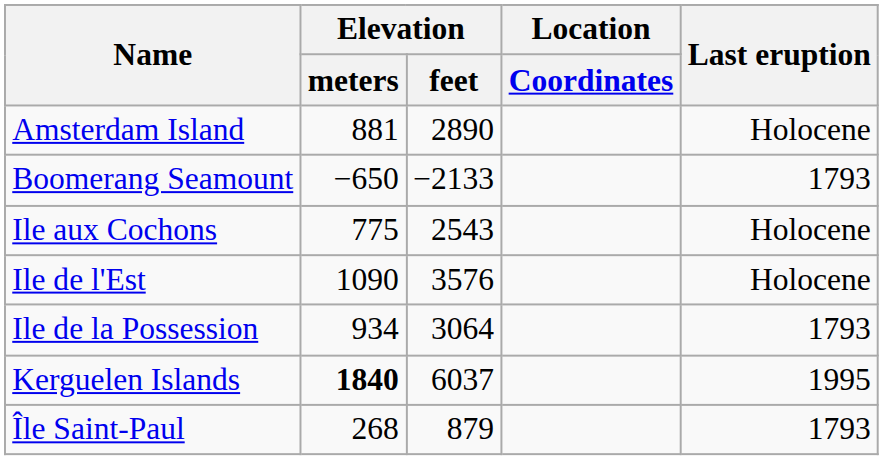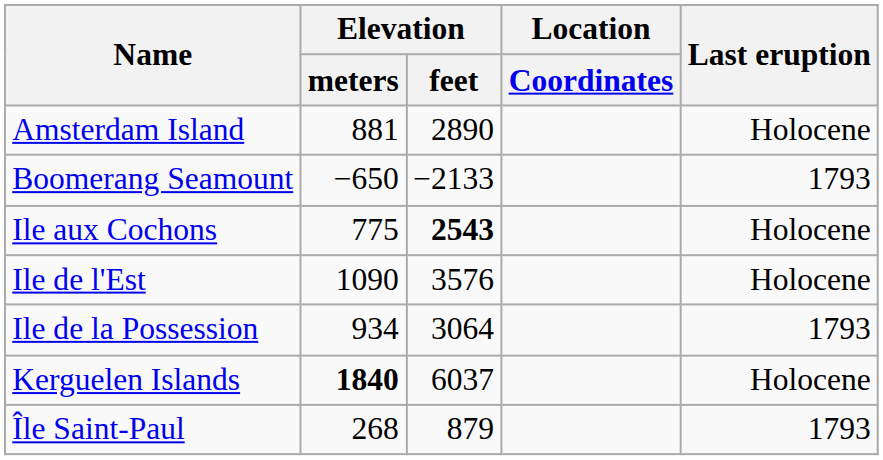(463, 229) normal -> (463, 229) bold
(839, 379) 1995 -> (810, 379) Holocene
